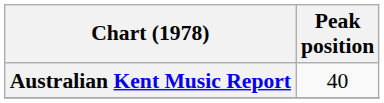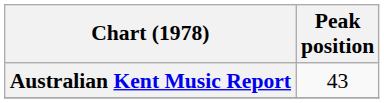(338, 80) 40 -> (338, 80) 43
